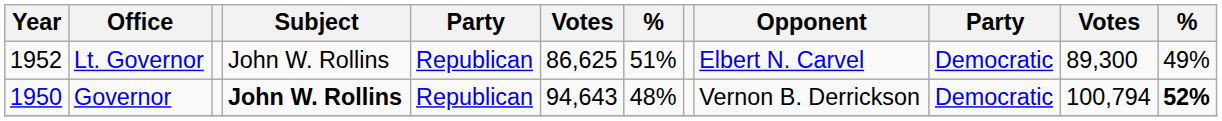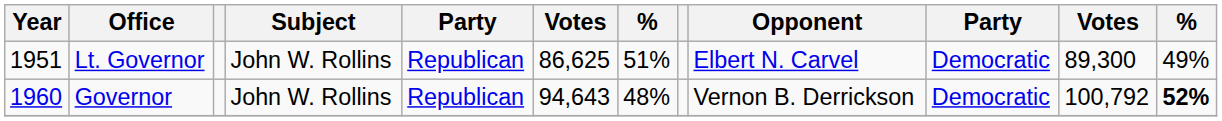(36, 60) 1952 -> (36, 60) 1951
(36, 97) 1950 -> (36, 97) 1960
(315, 97) bold -> (311, 97) normal
(1108, 97) 100,794 -> (1107, 97) 100,792
